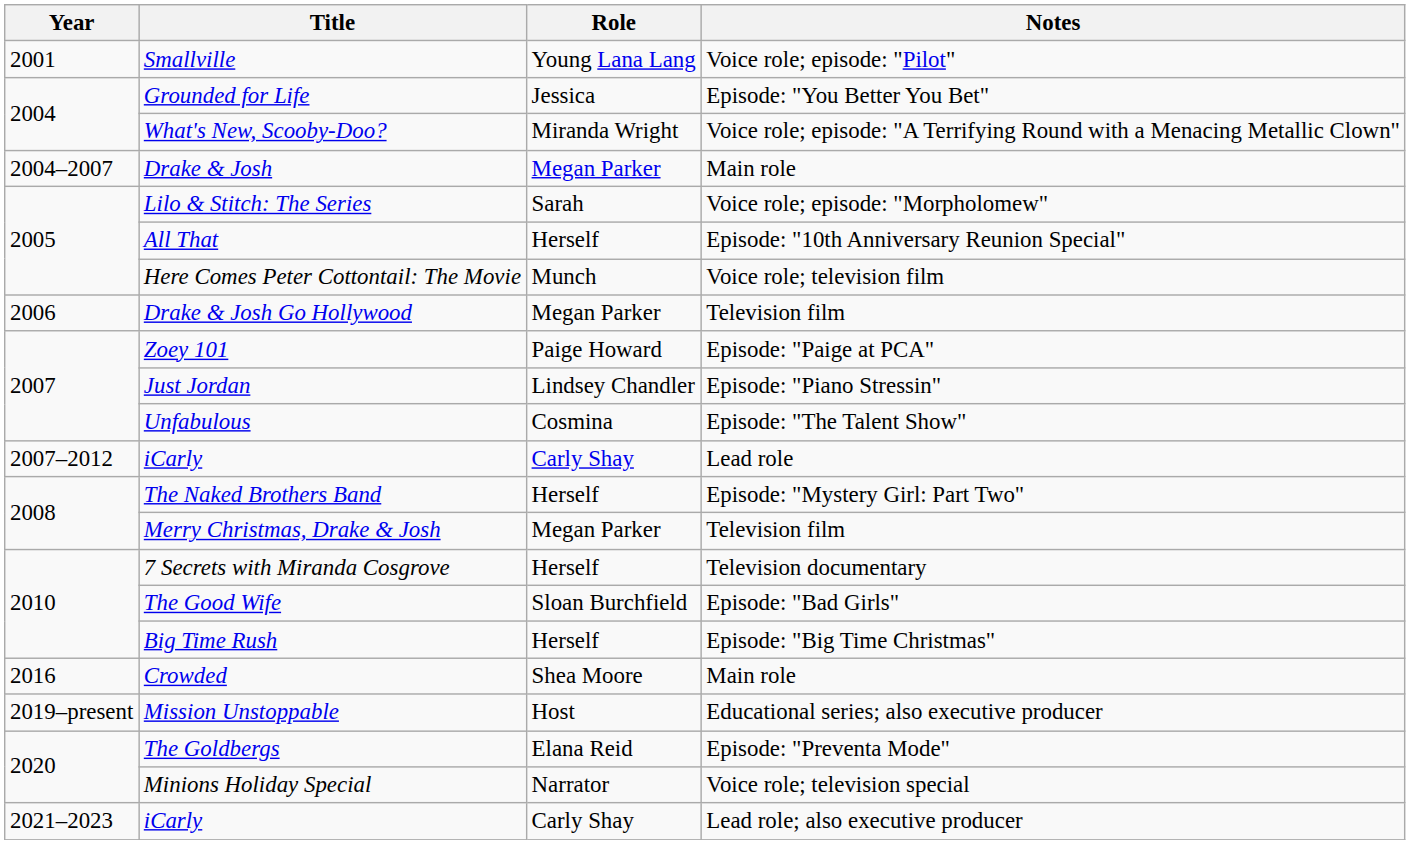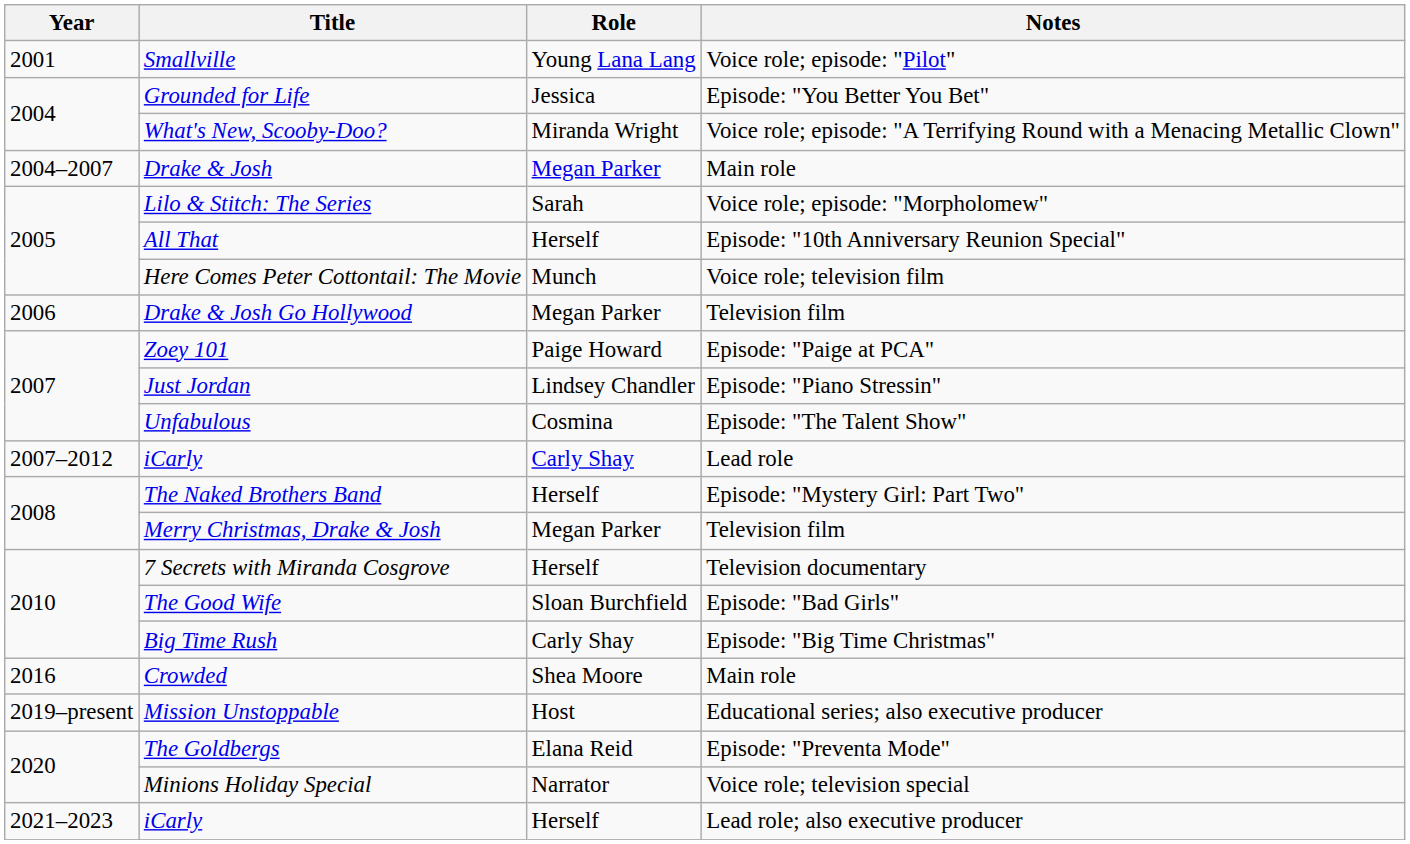(565, 639) Herself -> (583, 639) Carly Shay
(583, 820) Carly Shay -> (565, 820) Herself
